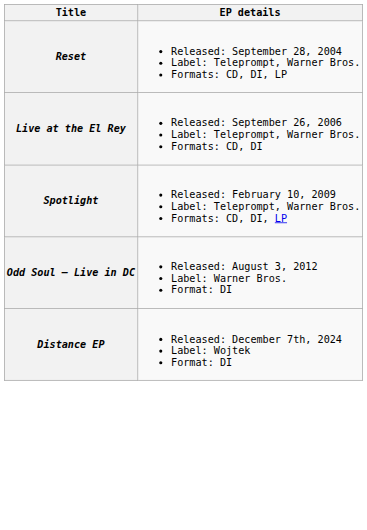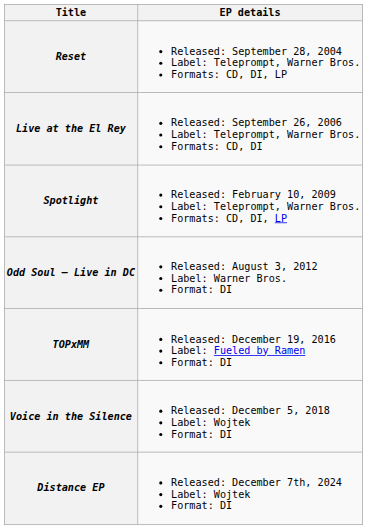+ row: (71, 344)
+ row: (71, 416)
